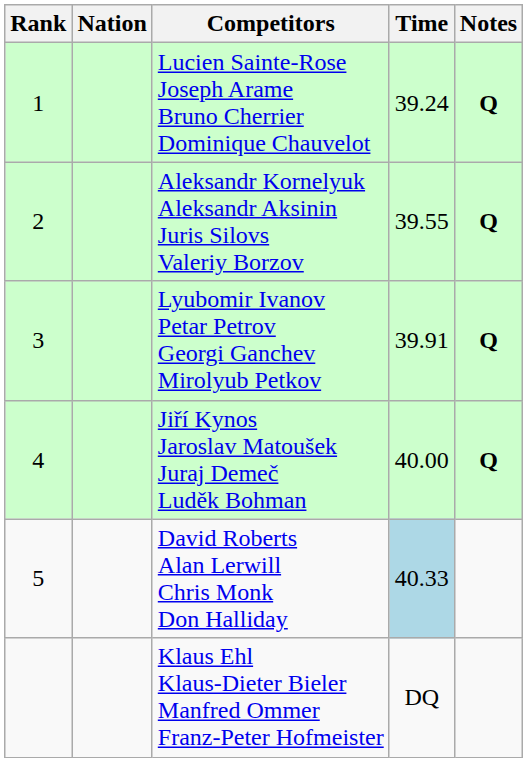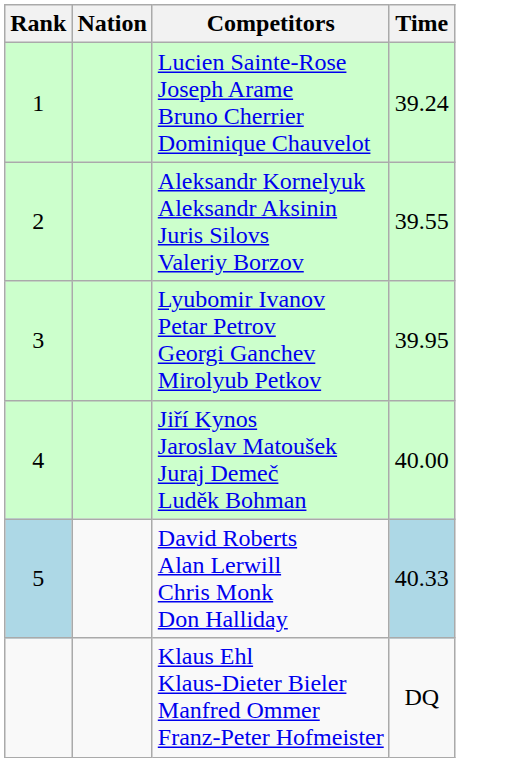- column: (488, 23)
(422, 340) 39.91 -> (422, 340) 39.95
(38, 578) no background -> (38, 578) lightblue background
